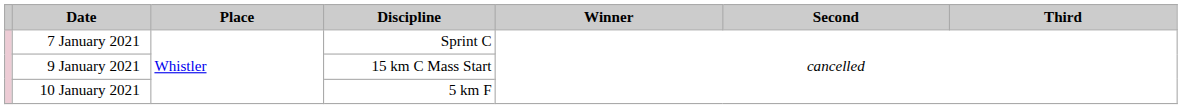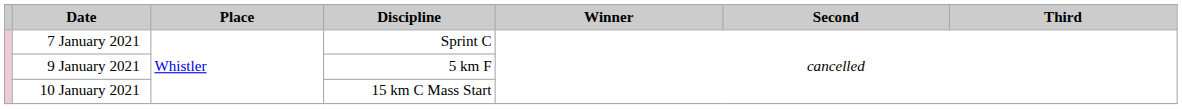(431, 66) 15 km C Mass Start -> (470, 66) 5 km F
(470, 90) 5 km F -> (431, 90) 15 km C Mass Start
